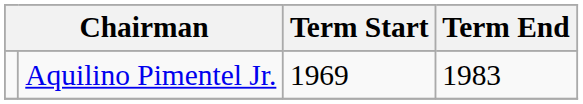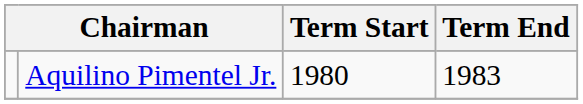(319, 74) 1969 -> (319, 74) 1980
